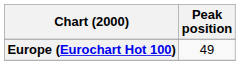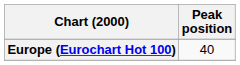(207, 49) 49 -> (207, 49) 40
